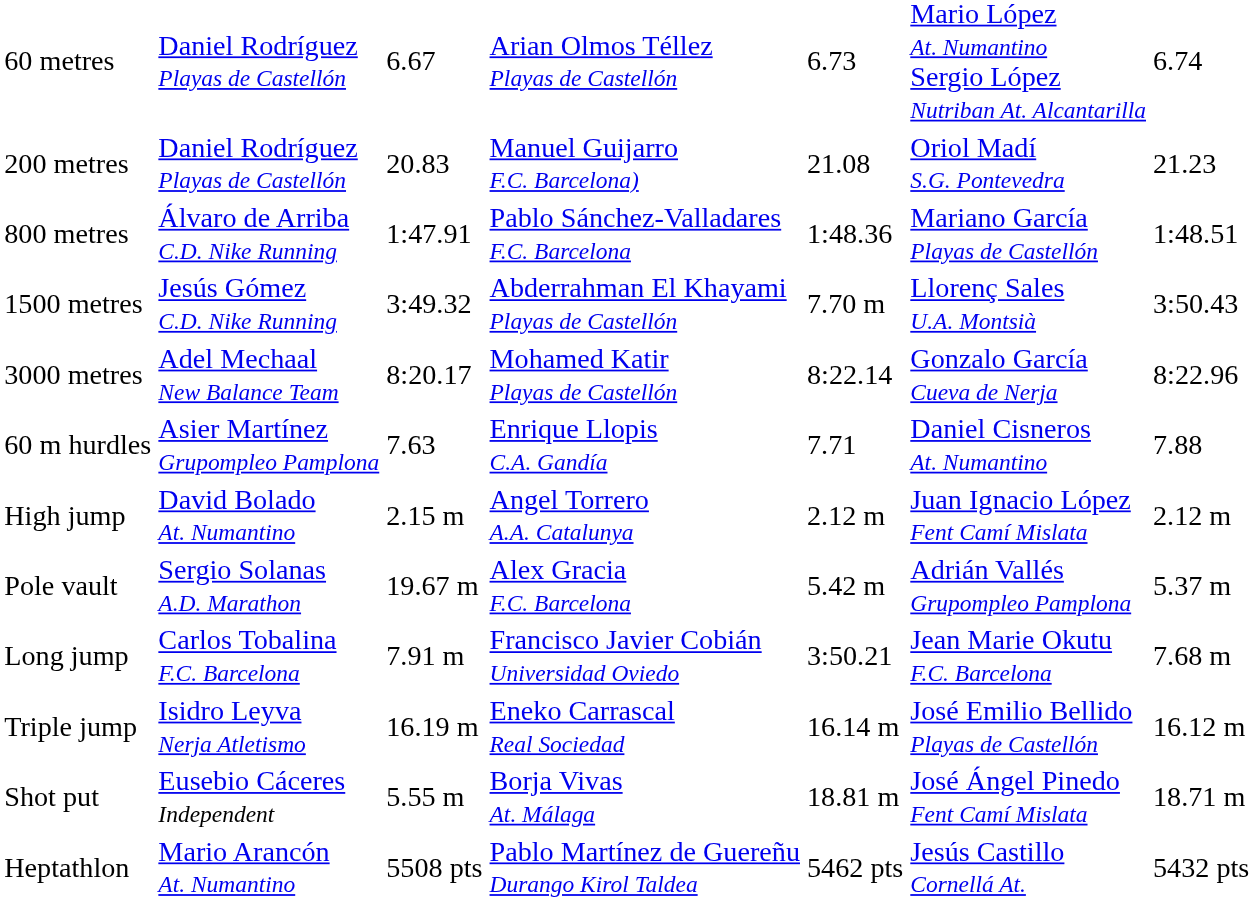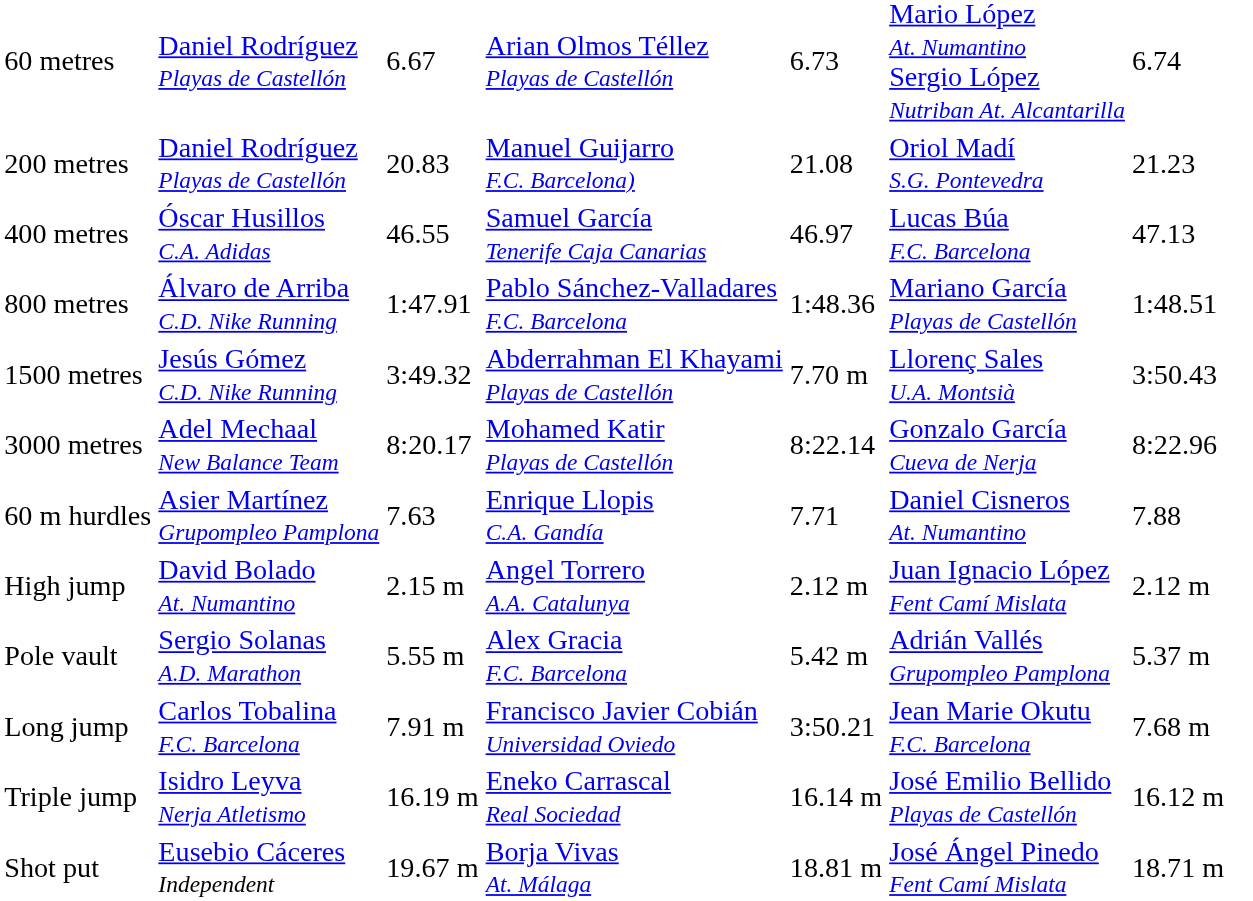+ row: (66, 233)
(432, 585) 19.67 m -> (425, 656) 5.55 m
(425, 796) 5.55 m -> (432, 867) 19.67 m
- row: (67, 867)
